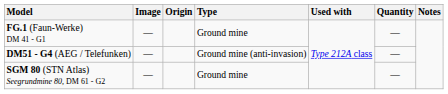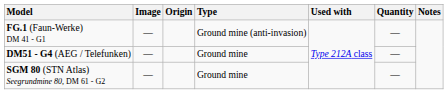(222, 33) Ground mine -> (252, 33) Ground mine (anti-invasion)
(252, 54) Ground mine (anti-invasion) -> (222, 54) Ground mine
